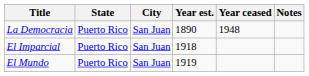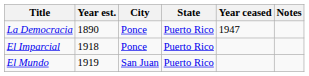columns swapped: (103, 12) <-> (195, 12)
(152, 29) San Juan -> (134, 29) Ponce
(229, 29) 1948 -> (229, 29) 1947
(152, 46) San Juan -> (134, 46) Ponce
